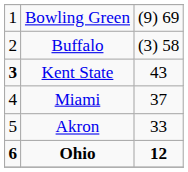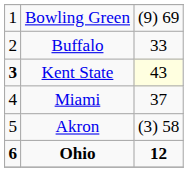(159, 45) (3) 58 -> (159, 45) 33
(159, 72) no background -> (159, 72) lightyellow background
(159, 126) 33 -> (159, 126) (3) 58
